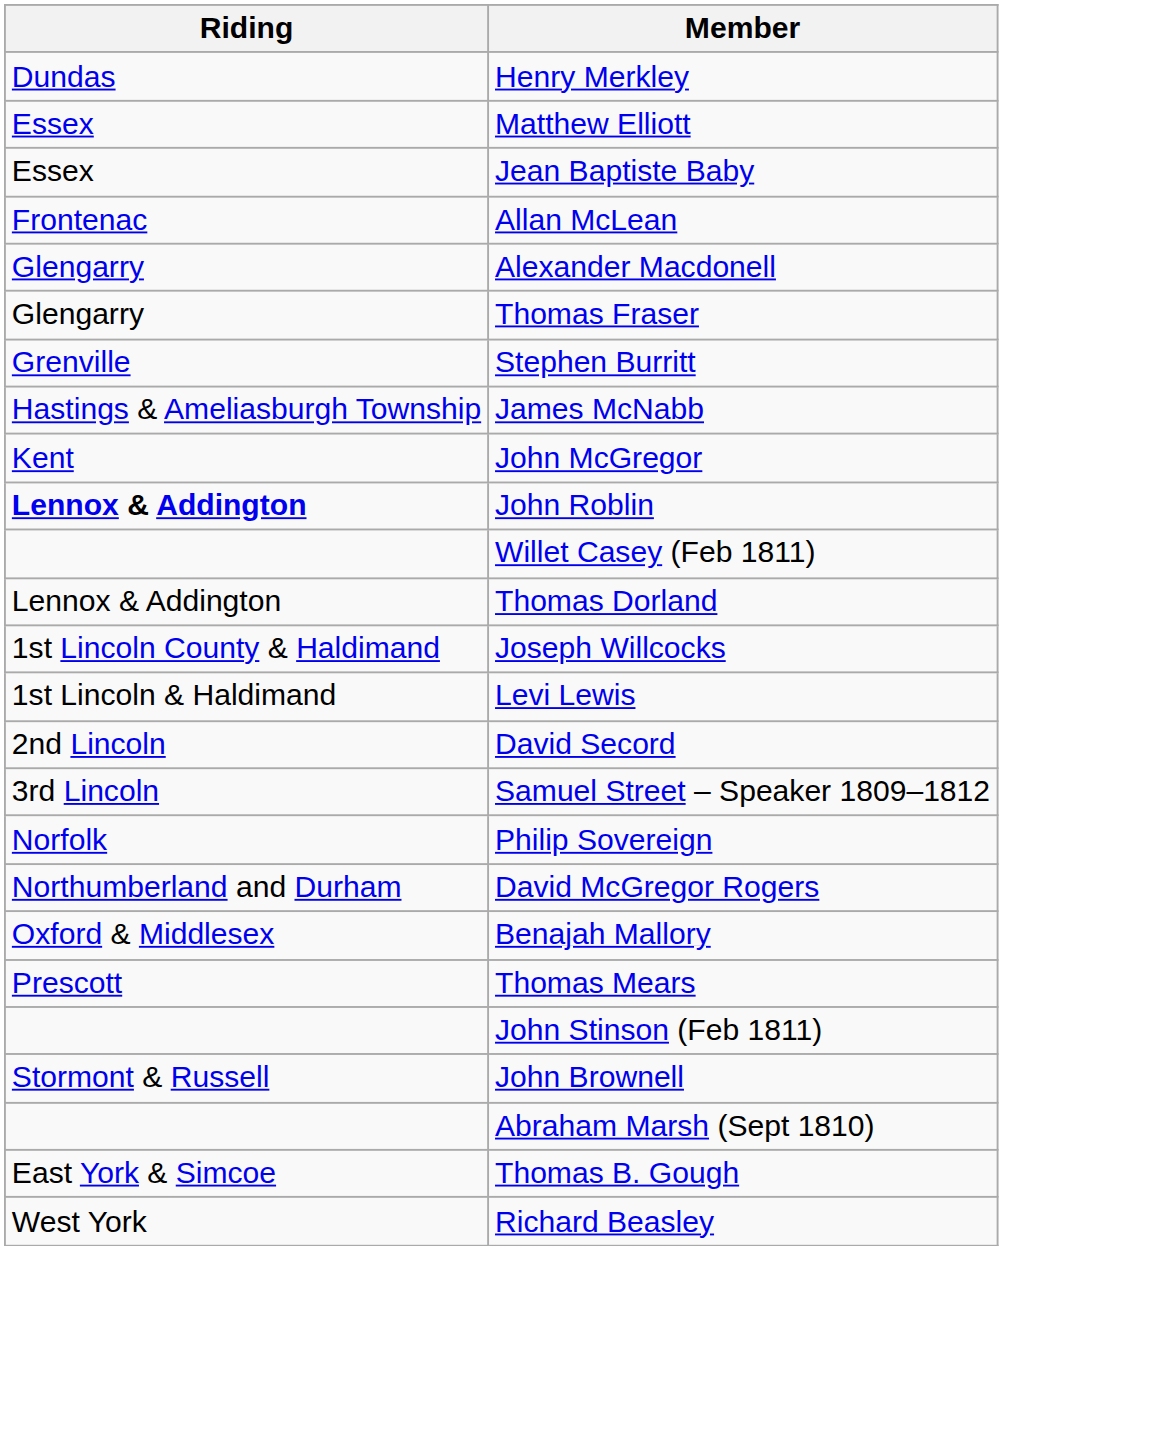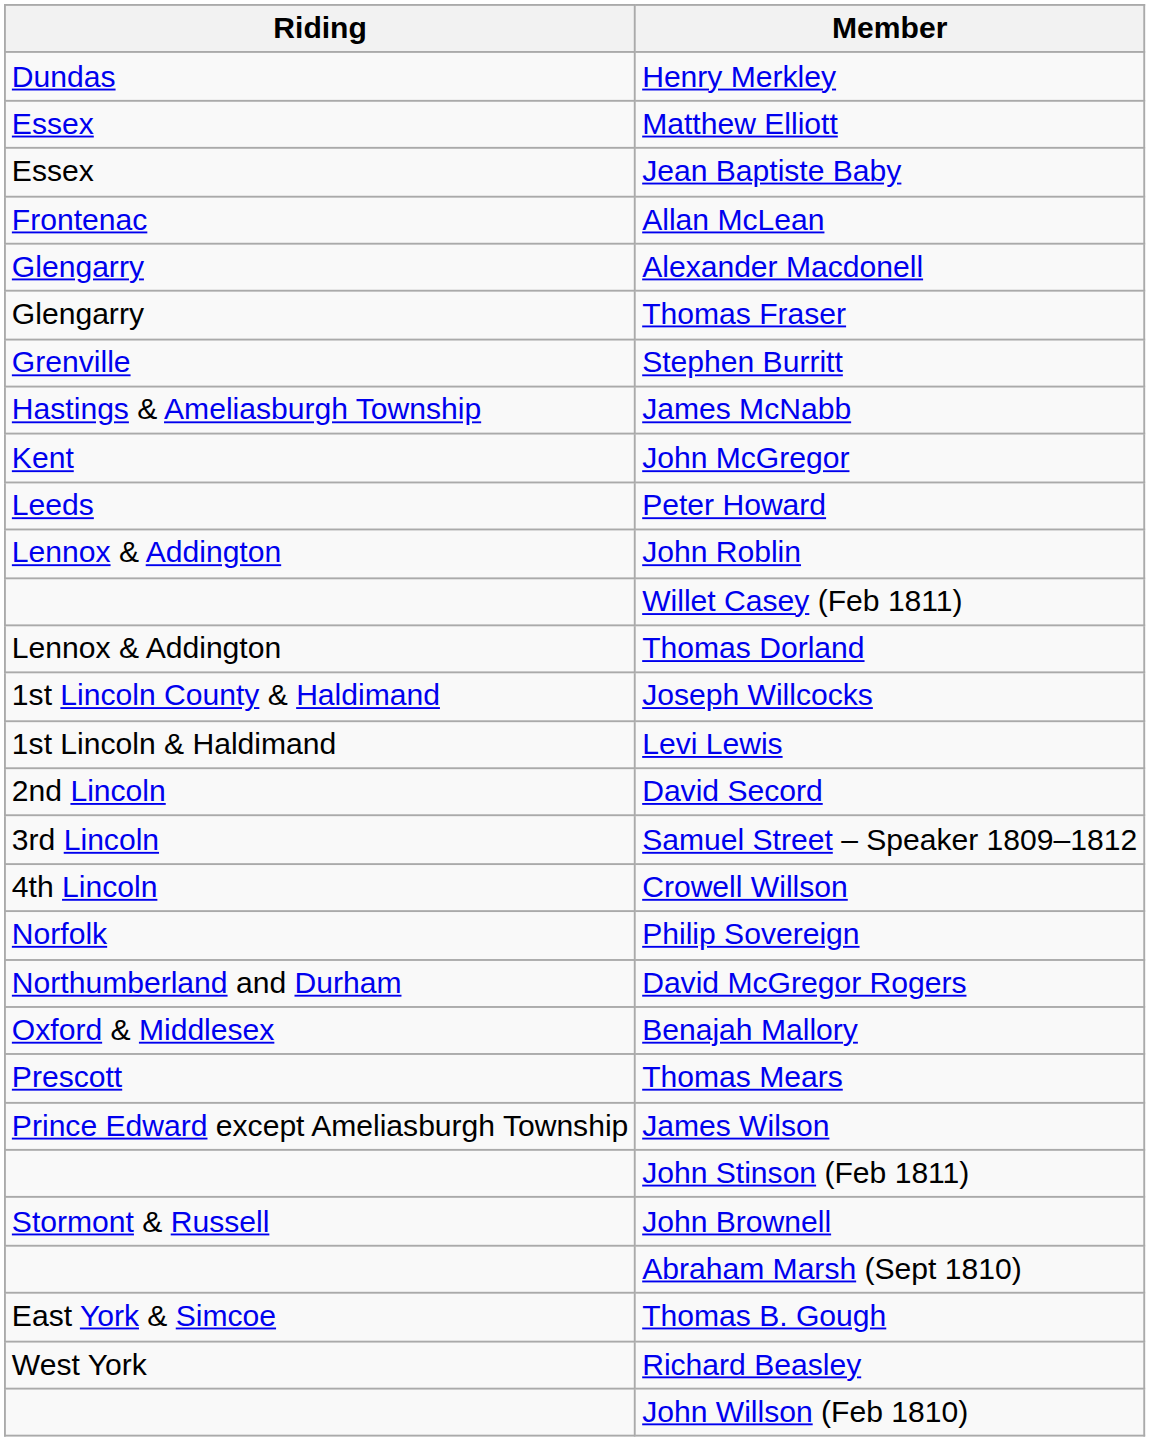+ row: (734, 505)
(159, 505) bold -> (147, 553) normal
+ row: (745, 887)
+ row: (736, 1125)
+ row: (805, 1411)
